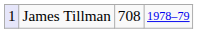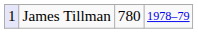(129, 16) 708 -> (129, 16) 780
